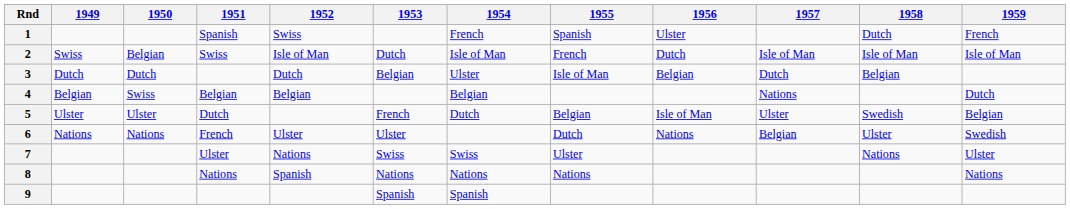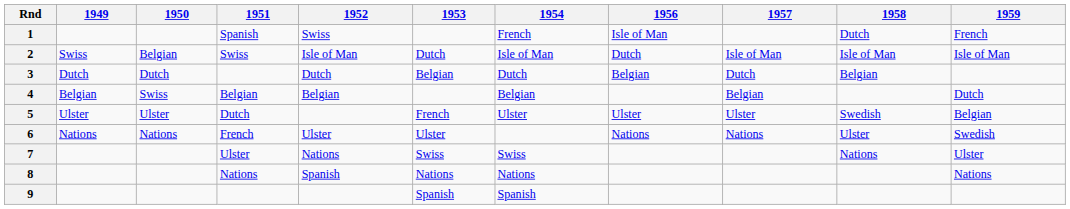- column: (602, 14)
(671, 34) Ulster -> (639, 34) Isle of Man
(465, 74) Ulster -> (512, 74) Dutch
(778, 94) Nations -> (745, 94) Belgian
(465, 114) Dutch -> (512, 114) Ulster
(684, 114) Isle of Man -> (626, 114) Ulster
(778, 134) Belgian -> (745, 134) Nations
